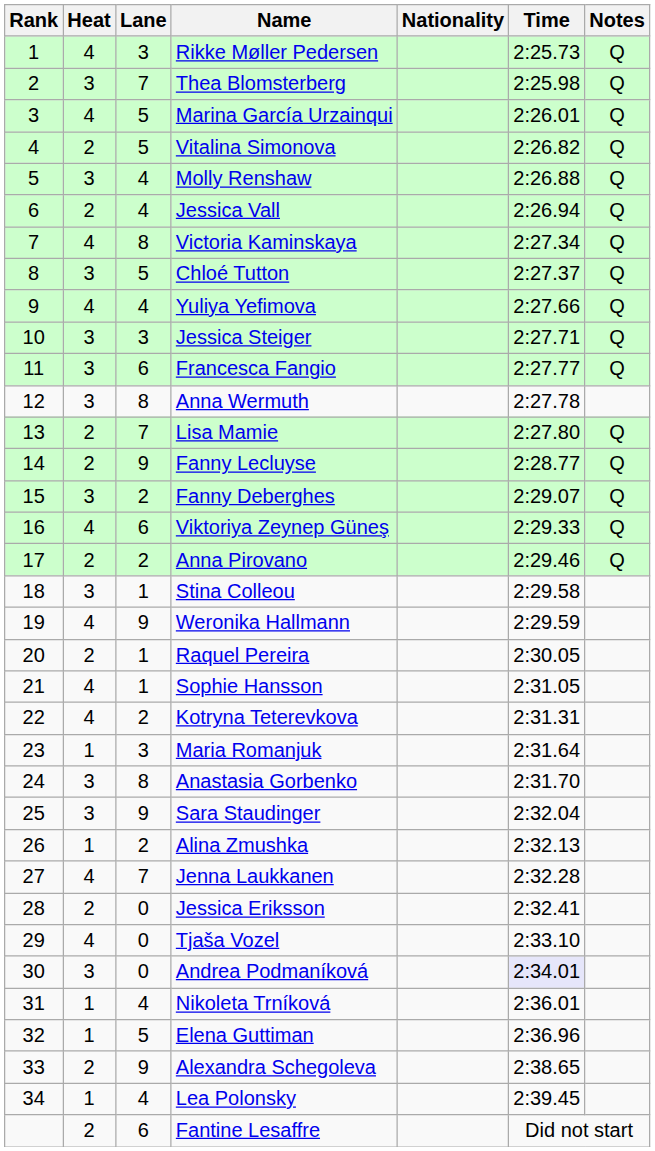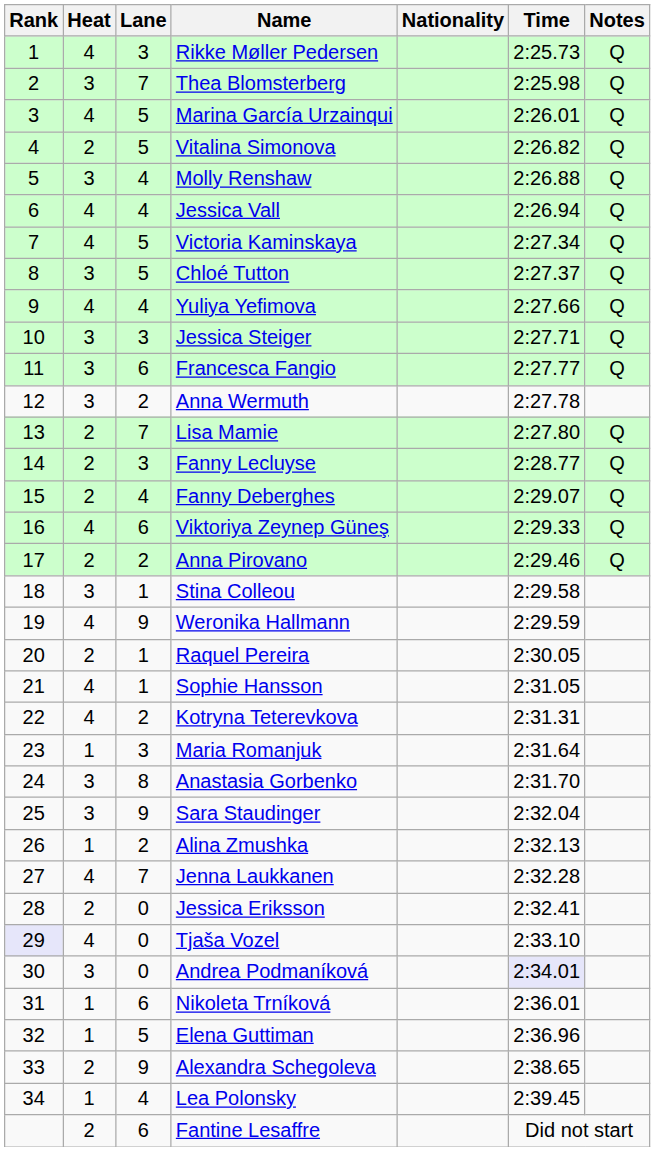(89, 210) 2 -> (89, 210) 4
(143, 242) 8 -> (143, 242) 5
(143, 400) 8 -> (143, 400) 2
(143, 464) 9 -> (143, 464) 3
(89, 496) 3 -> (89, 496) 2
(143, 496) 2 -> (143, 496) 4
(34, 940) no background -> (34, 940) lavender background
(143, 1003) 4 -> (143, 1003) 6
